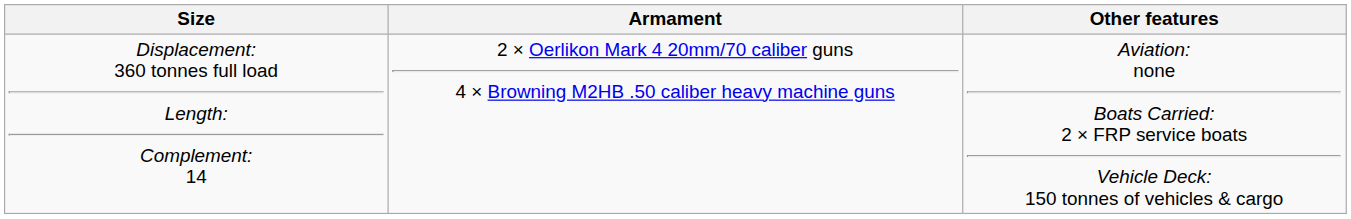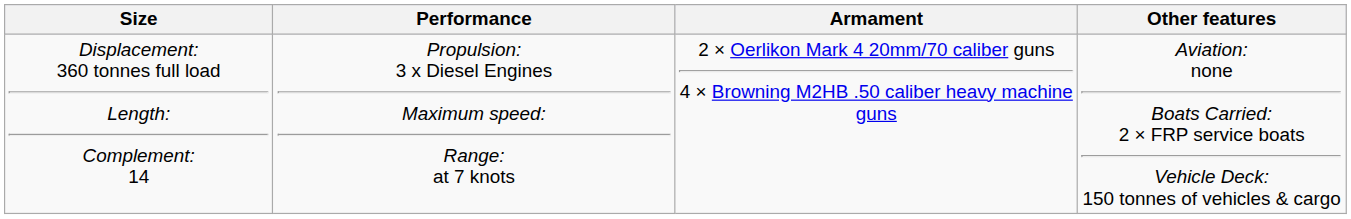+ column: (474, 19)
